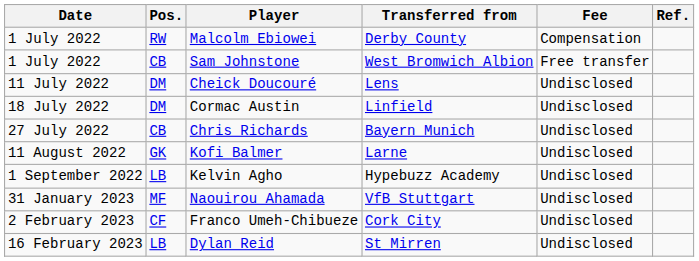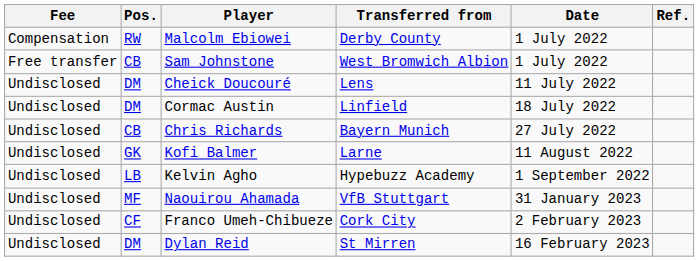columns swapped: (75, 16) <-> (595, 16)
(158, 245) LB -> (133, 245) DM
